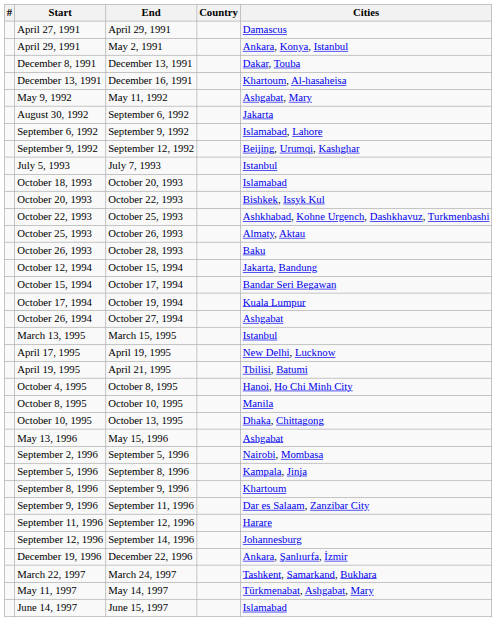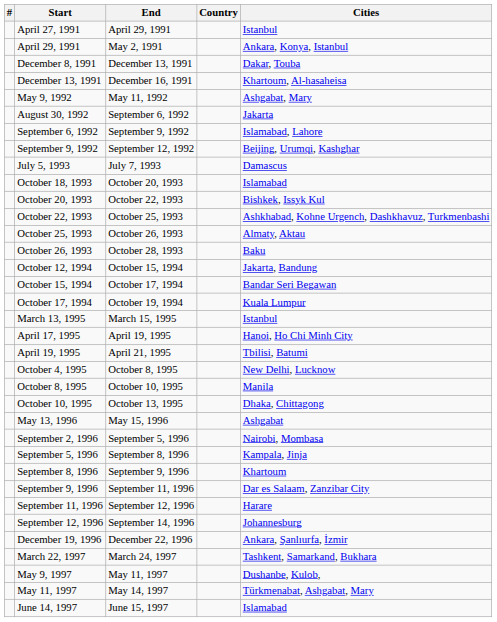(265, 30) Damascus -> (260, 30) Istanbul
(260, 166) Istanbul -> (265, 166) Damascus
- row: (55, 319)
(289, 353) New Delhi, Lucknow -> (298, 336) Hanoi, Ho Chi Minh City
(298, 387) Hanoi, Ho Chi Minh City -> (289, 370) New Delhi, Lucknow
+ row: (44, 574)
